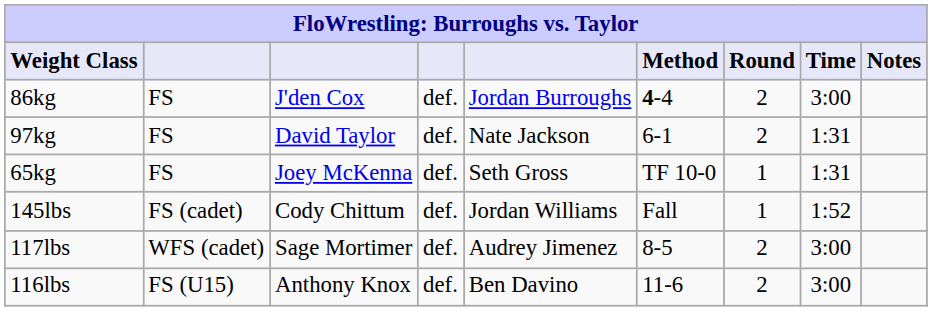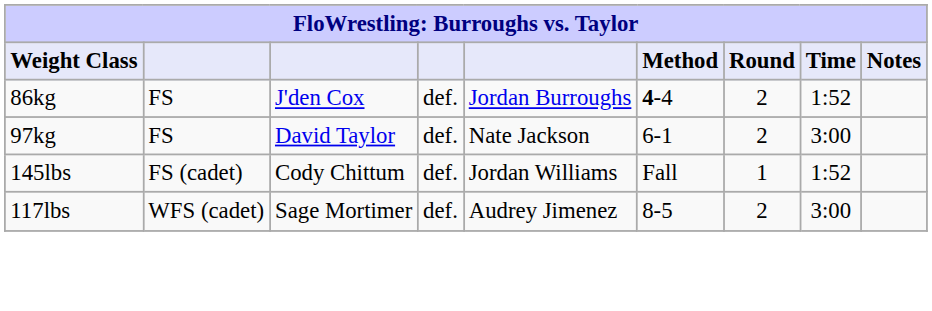(831, 98) 3:00 -> (831, 98) 1:52
(831, 135) 1:31 -> (831, 135) 3:00
- row: (33, 173)
- row: (40, 285)
